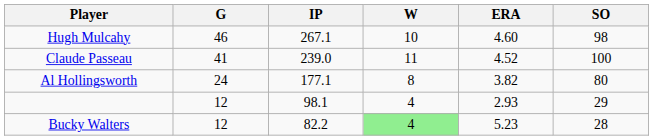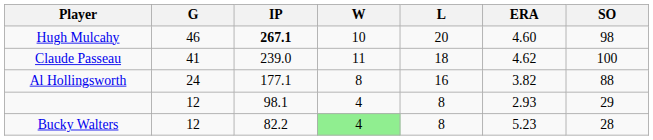+ column: (441, 15)
(316, 37) normal -> (276, 37) bold
(506, 59) 4.52 -> (524, 59) 4.62
(601, 80) 80 -> (607, 80) 88
